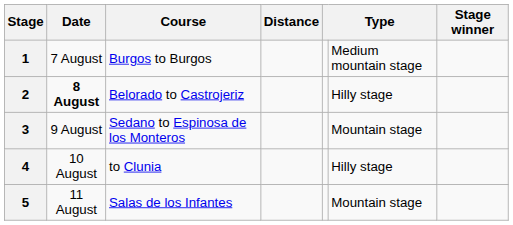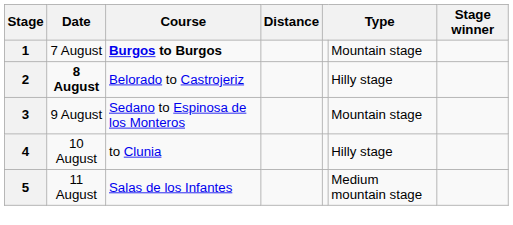(160, 58) normal -> (165, 51) bold
(377, 58) Medium mountain stage -> (377, 51) Mountain stage
(377, 202) Mountain stage -> (377, 187) Medium mountain stage
